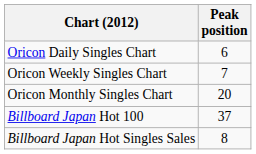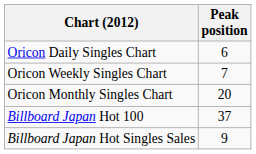(225, 138) 8 -> (225, 138) 9
